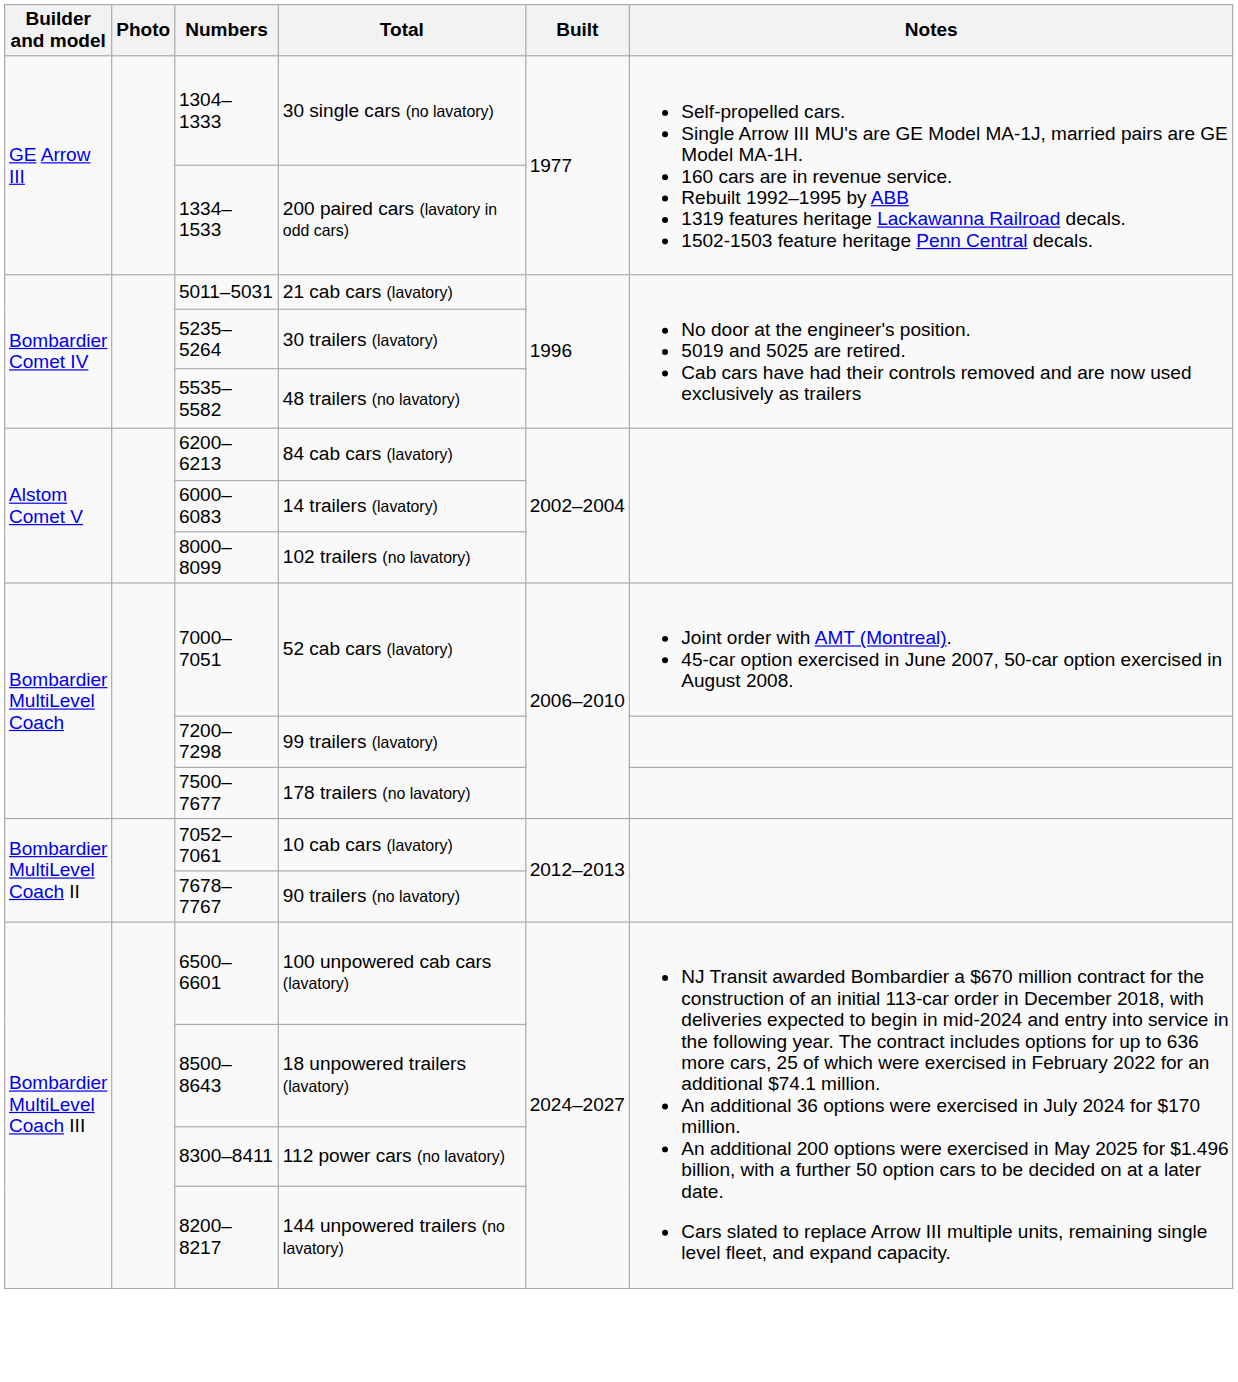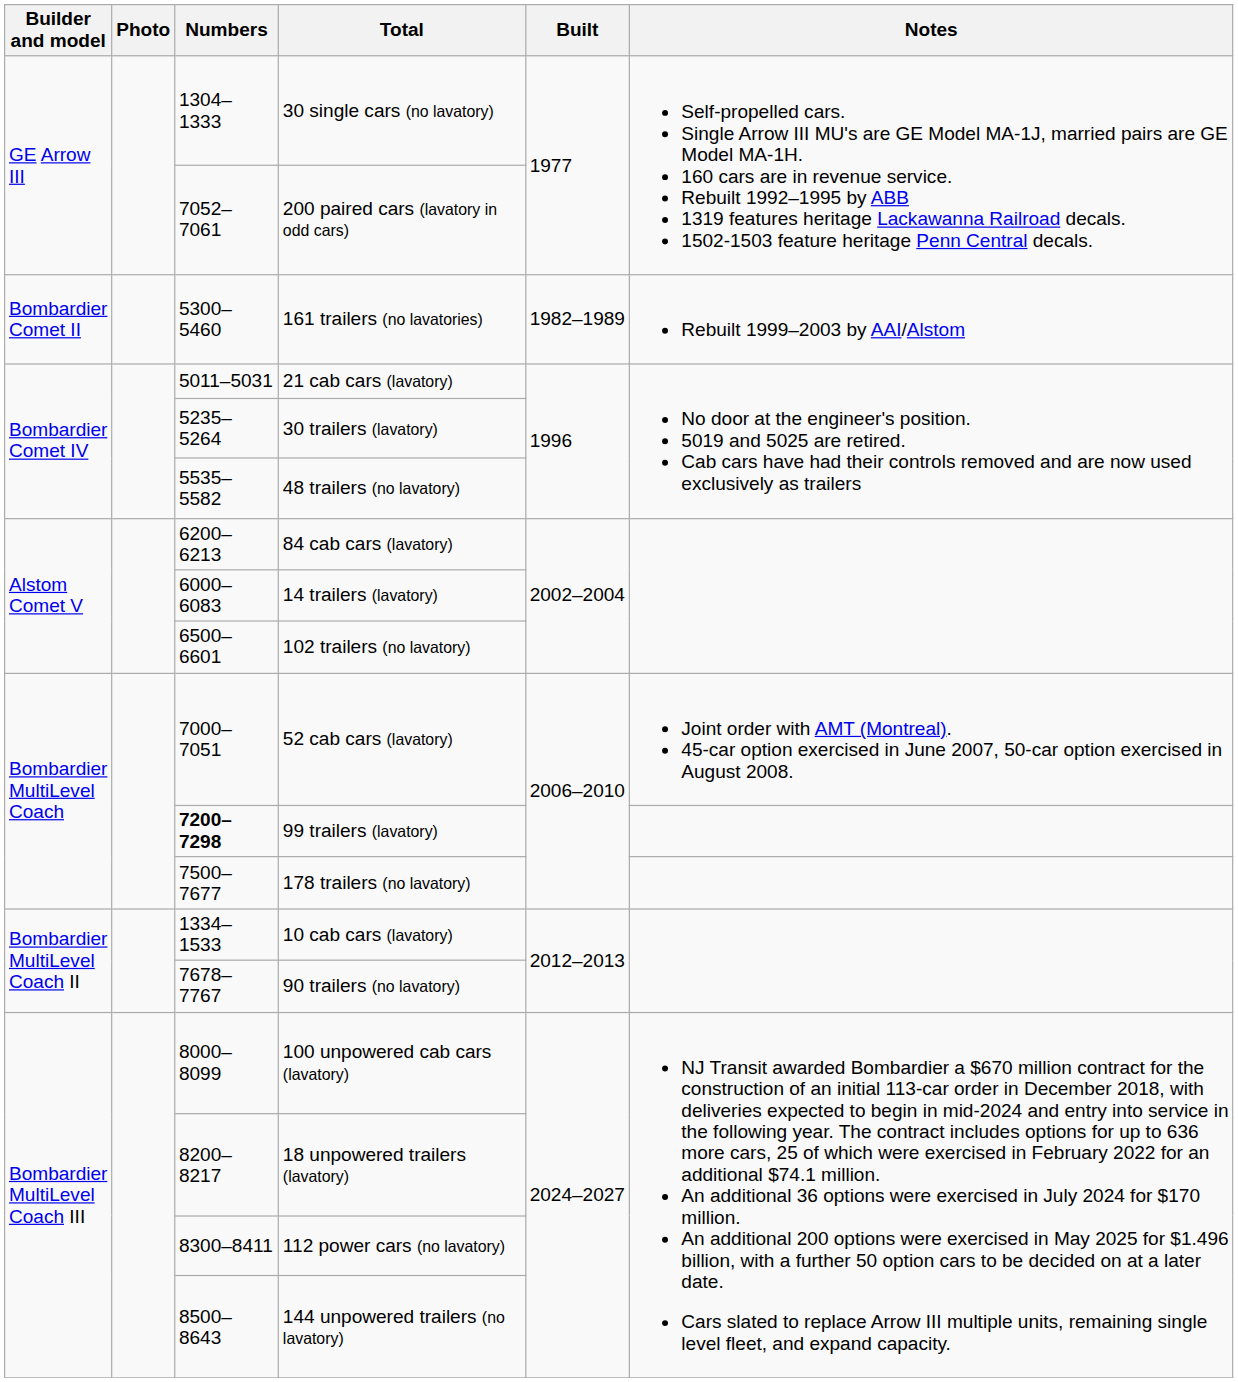(205, 219) 1334–1533 -> (205, 219) 7052–7061
+ row: (383, 319)
(205, 557) 8000–8099 -> (205, 647) 6500–6601
(205, 741) normal -> (205, 831) bold
(205, 844) 7052–7061 -> (205, 934) 1334–1533
(205, 973) 6500–6601 -> (205, 1062) 8000–8099
(205, 1075) 8500–8643 -> (205, 1164) 8200–8217
(205, 1236) 8200–8217 -> (205, 1326) 8500–8643
